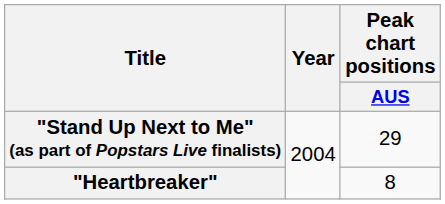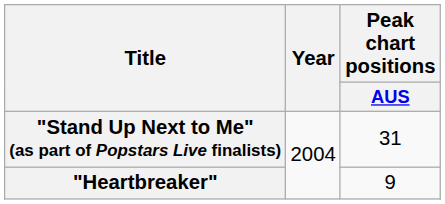(390, 138) 29 -> (390, 138) 31
(390, 182) 8 -> (390, 182) 9
